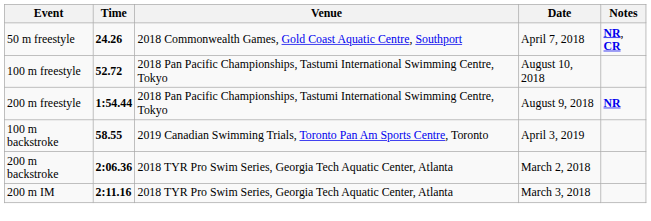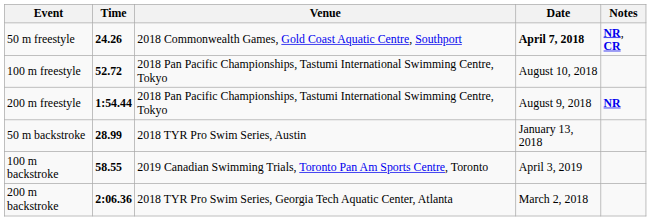(553, 39) normal -> (552, 39) bold
+ row: (46, 135)
- row: (31, 193)
